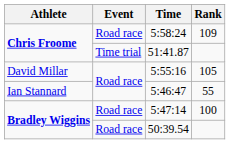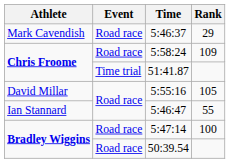+ row: (168, 33)
